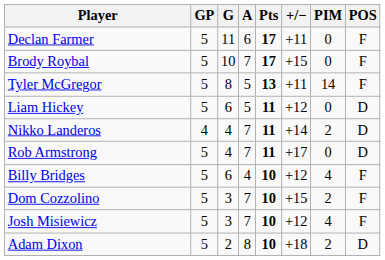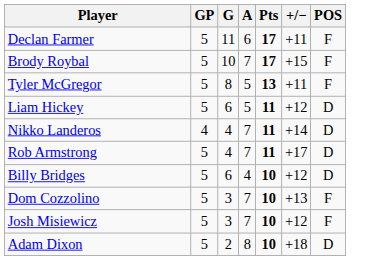- column: (328, 15)
(363, 175) F -> (328, 175) D
(296, 198) +15 -> (296, 198) +13
